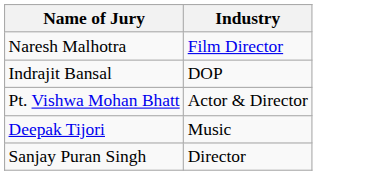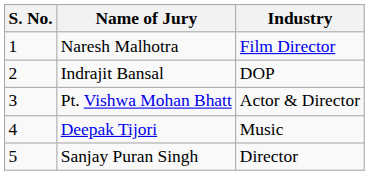+ column: (31, 18)
